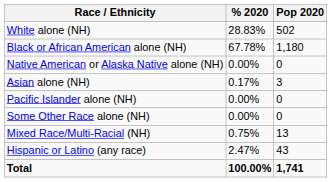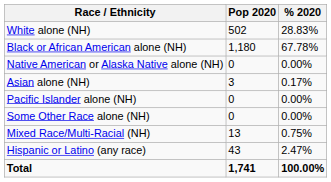columns swapped: (300, 13) <-> (250, 13)
